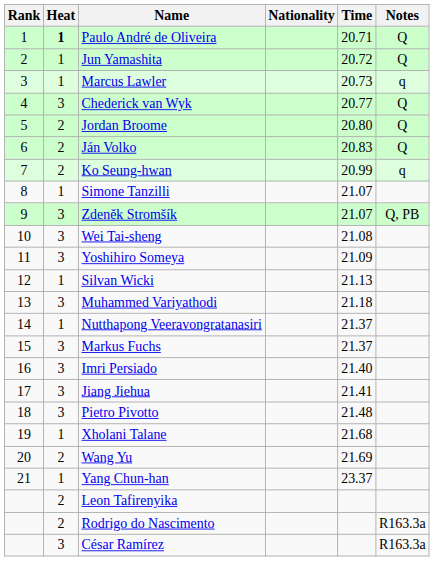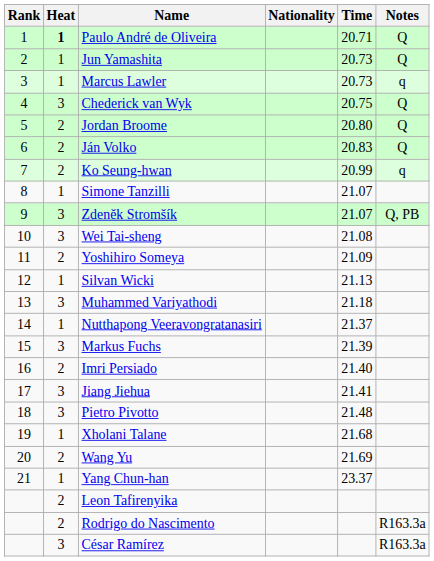(357, 59) 20.72 -> (357, 59) 20.73
(357, 103) 20.77 -> (357, 103) 20.75
(61, 258) 3 -> (61, 258) 2
(357, 346) 21.37 -> (357, 346) 21.39
(61, 368) 3 -> (61, 368) 2
